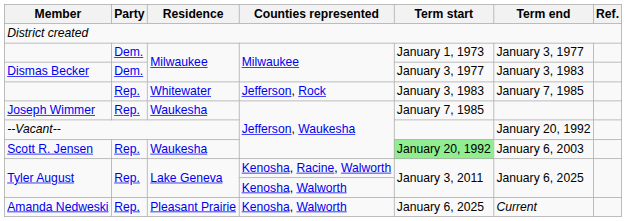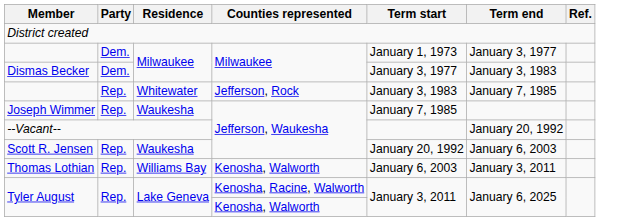(444, 149) lightgreen background -> (417, 149) no background
+ row: (51, 168)
- row: (58, 206)
